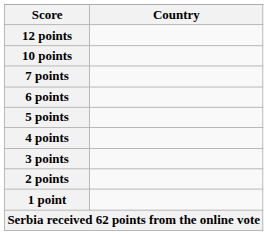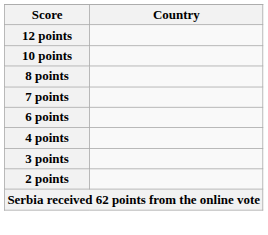+ row: (47, 76)
- row: (47, 117)
- row: (47, 199)
